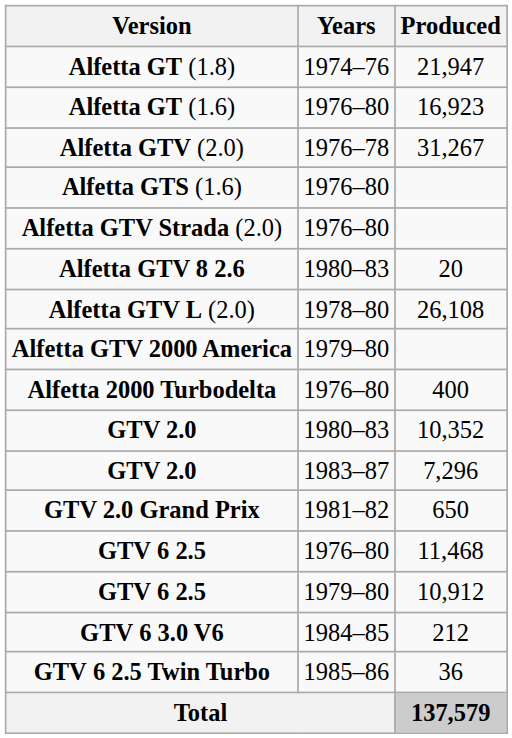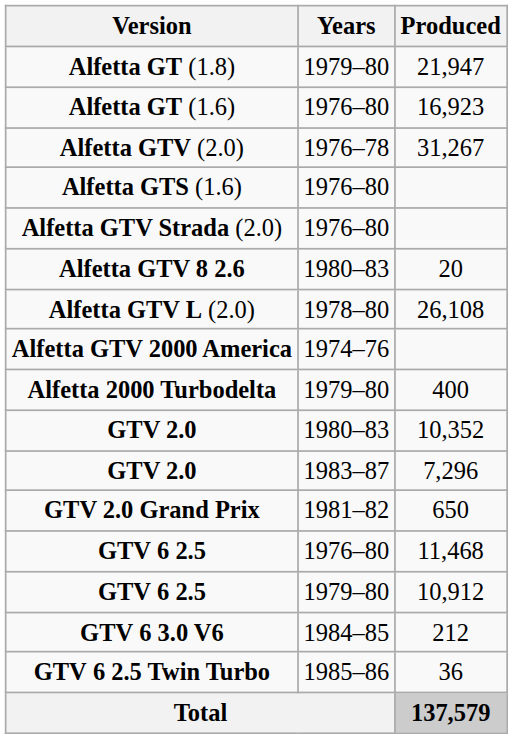(346, 66) 1974–76 -> (346, 66) 1979–80
(346, 349) 1979–80 -> (346, 349) 1974–76
(346, 389) 1976–80 -> (346, 389) 1979–80
